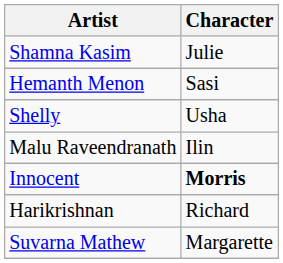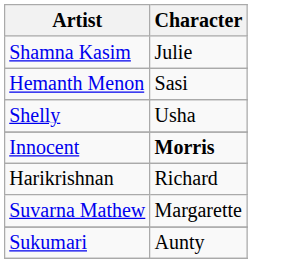- row: (93, 147)
+ row: (48, 242)
